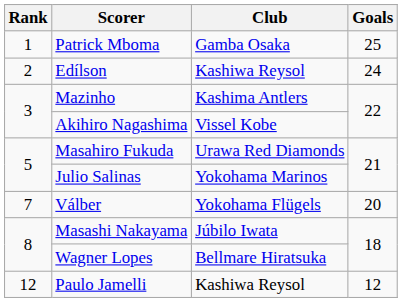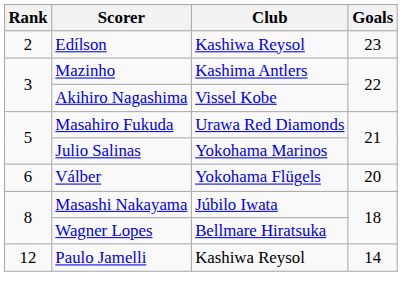- row: (107, 44)
(373, 71) 24 -> (373, 44) 23
(28, 204) 7 -> (28, 177) 6
(373, 284) 12 -> (373, 257) 14
